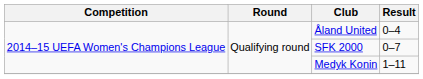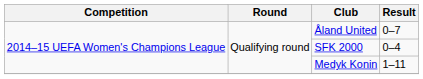(392, 30) 0–4 -> (392, 30) 0–7
(392, 47) 0–7 -> (392, 47) 0–4
